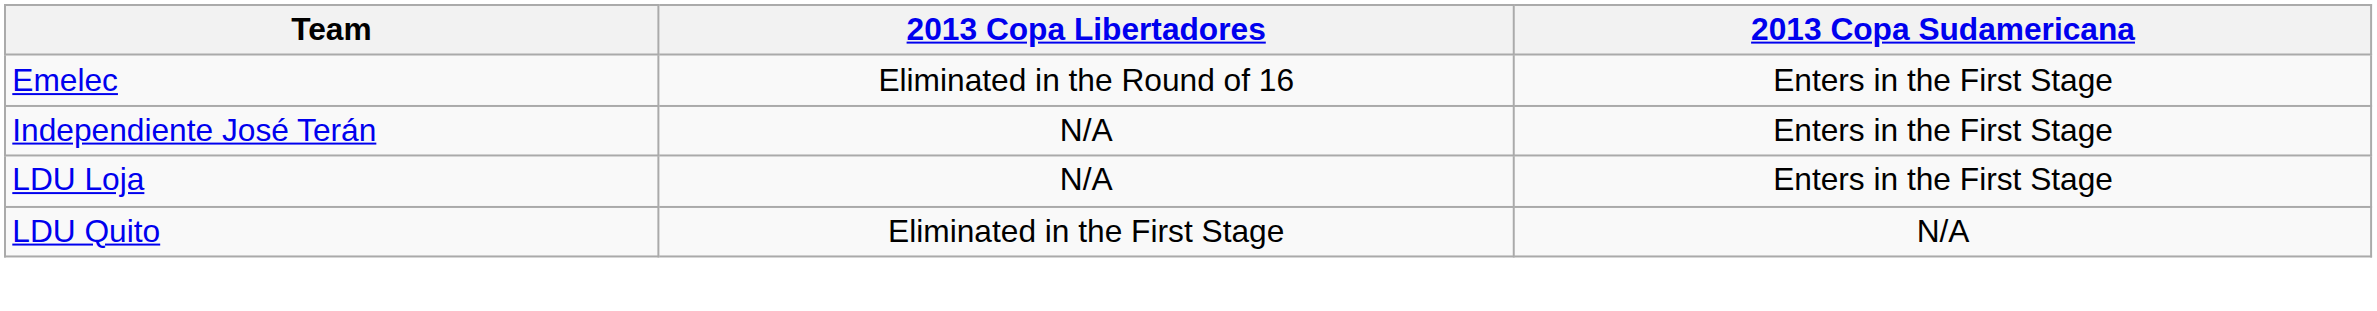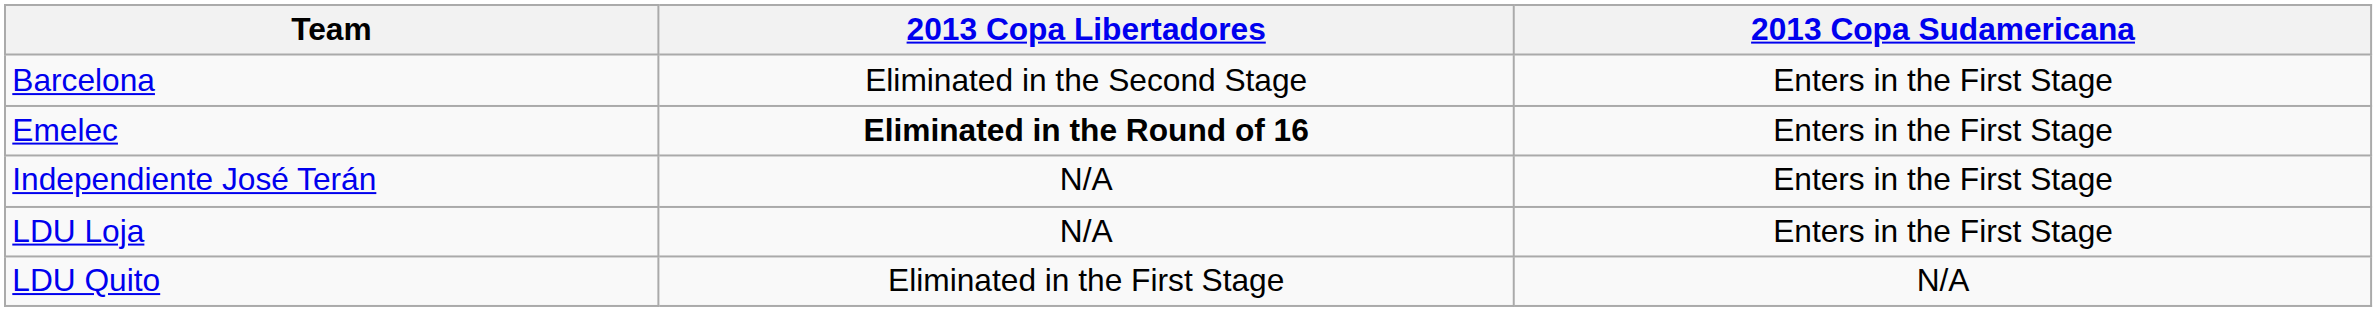+ row: (84, 79)
(1086, 79) normal -> (1086, 130) bold
